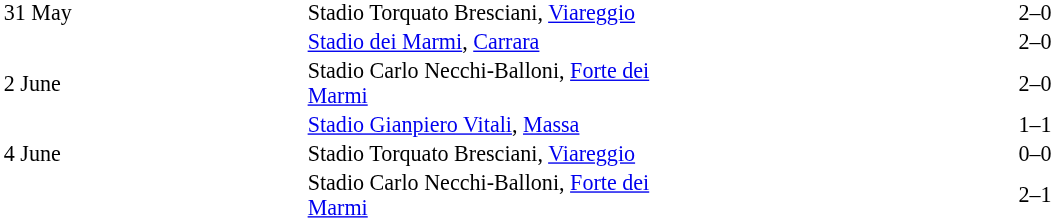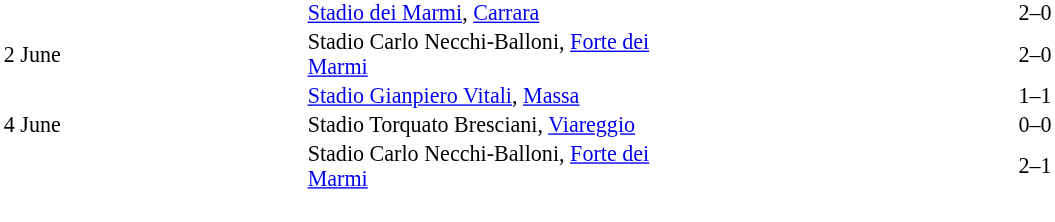- row: (38, 13)
